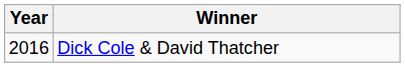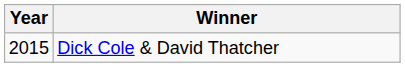(29, 47) 2016 -> (29, 47) 2015
